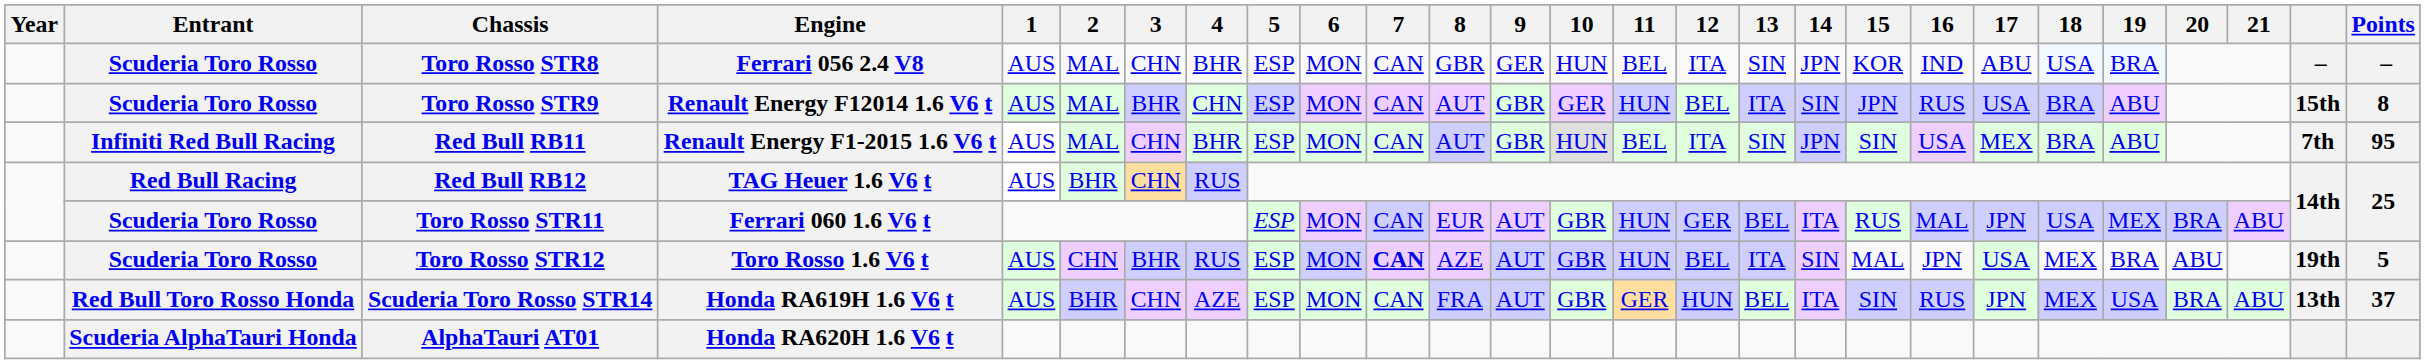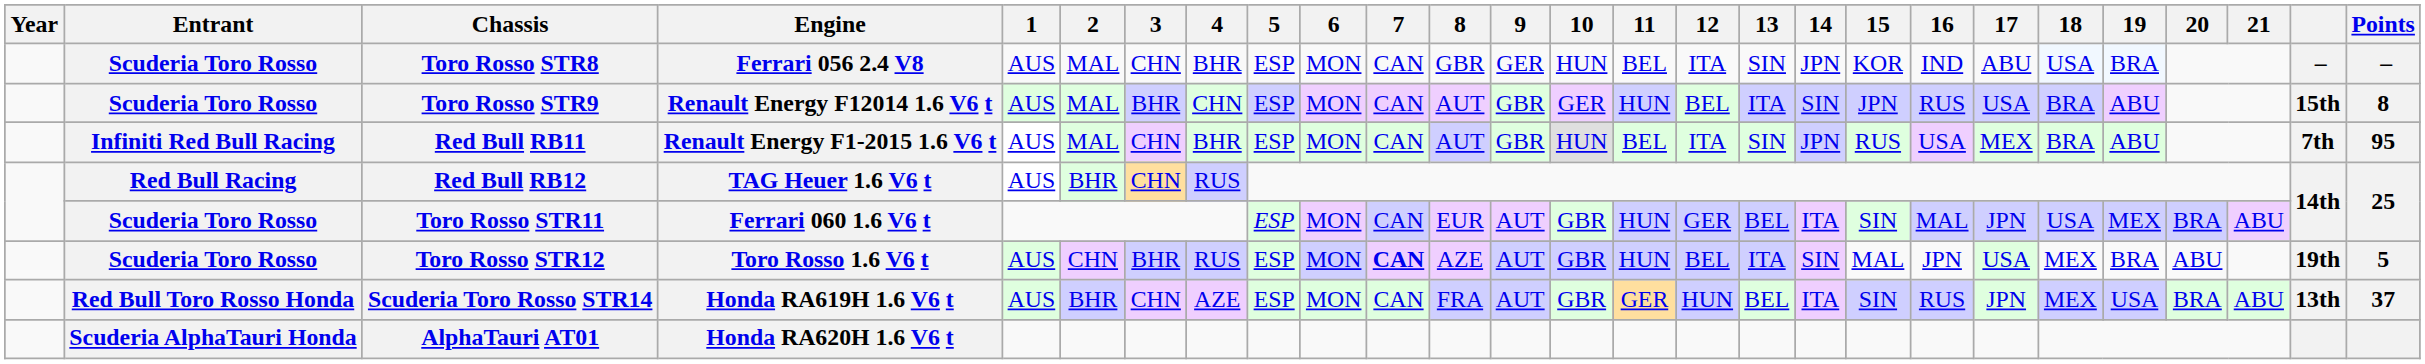(1878, 141) SIN -> (1878, 141) RUS
(1878, 220) RUS -> (1878, 220) SIN
